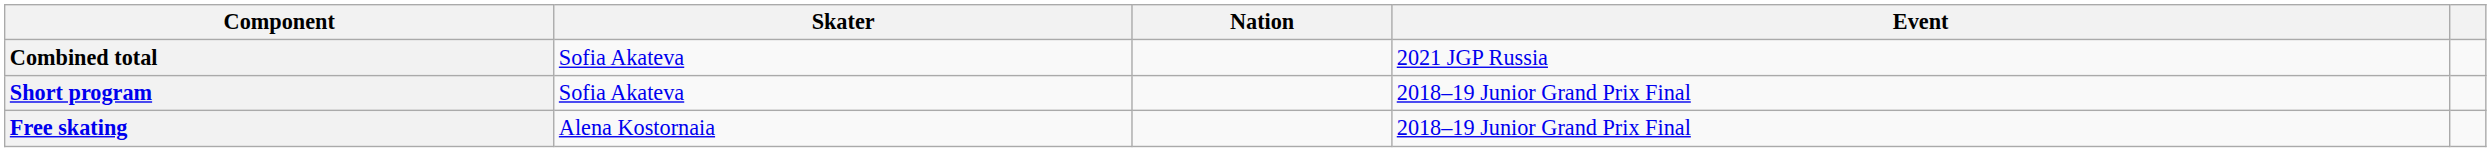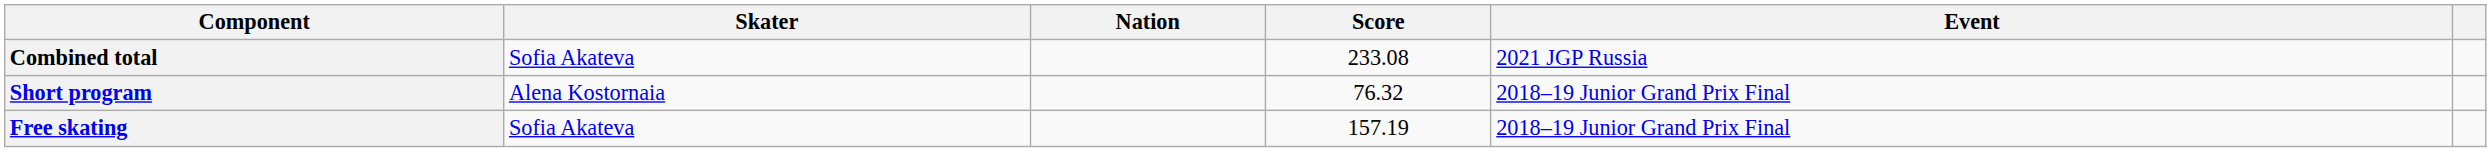+ column: (1378, 22)
(622, 92) Sofia Akateva -> (587, 92) Alena Kostornaia
(637, 127) Alena Kostornaia -> (572, 127) Sofia Akateva
